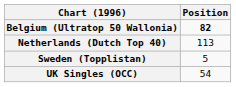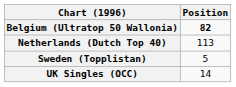(205, 74) 54 -> (205, 74) 14
